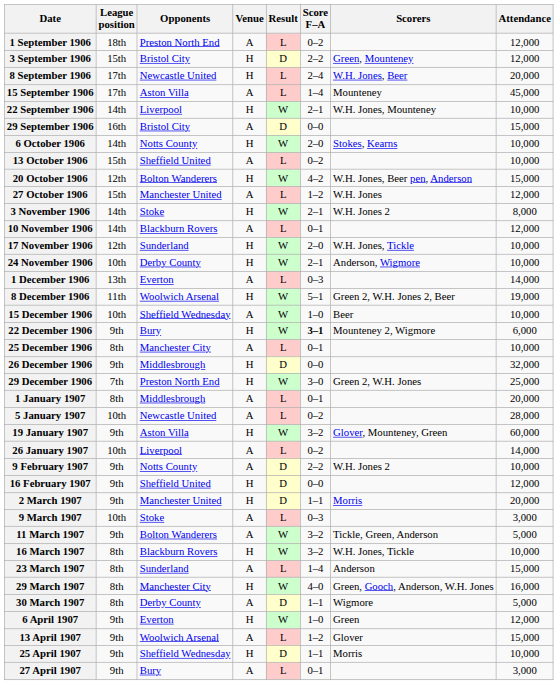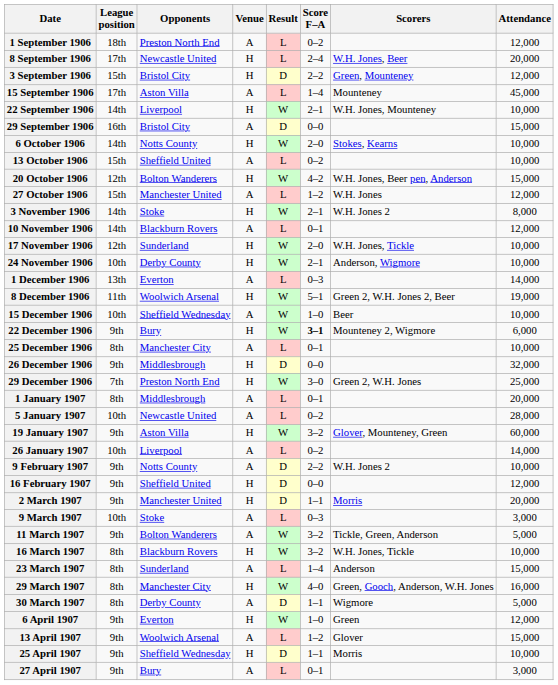rows swapped: (50, 59) <-> (50, 76)
